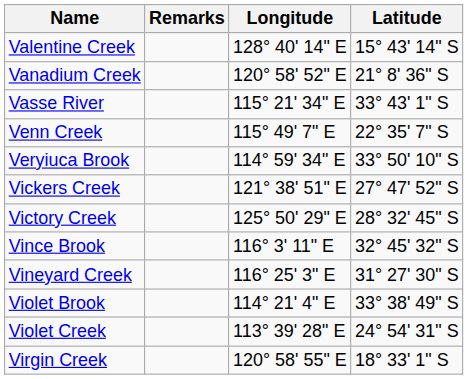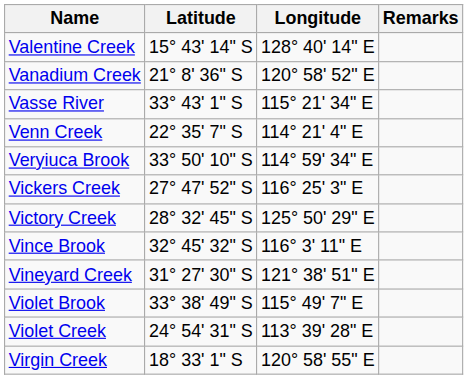columns swapped: (407, 18) <-> (187, 18)
(284, 132) 115° 49' 7" E -> (312, 132) 114° 21' 4" E
(290, 189) 121° 38' 51" E -> (312, 189) 116° 25' 3" E
(284, 274) 116° 25' 3" E -> (318, 274) 121° 38' 51" E
(284, 302) 114° 21' 4" E -> (312, 302) 115° 49' 7" E
